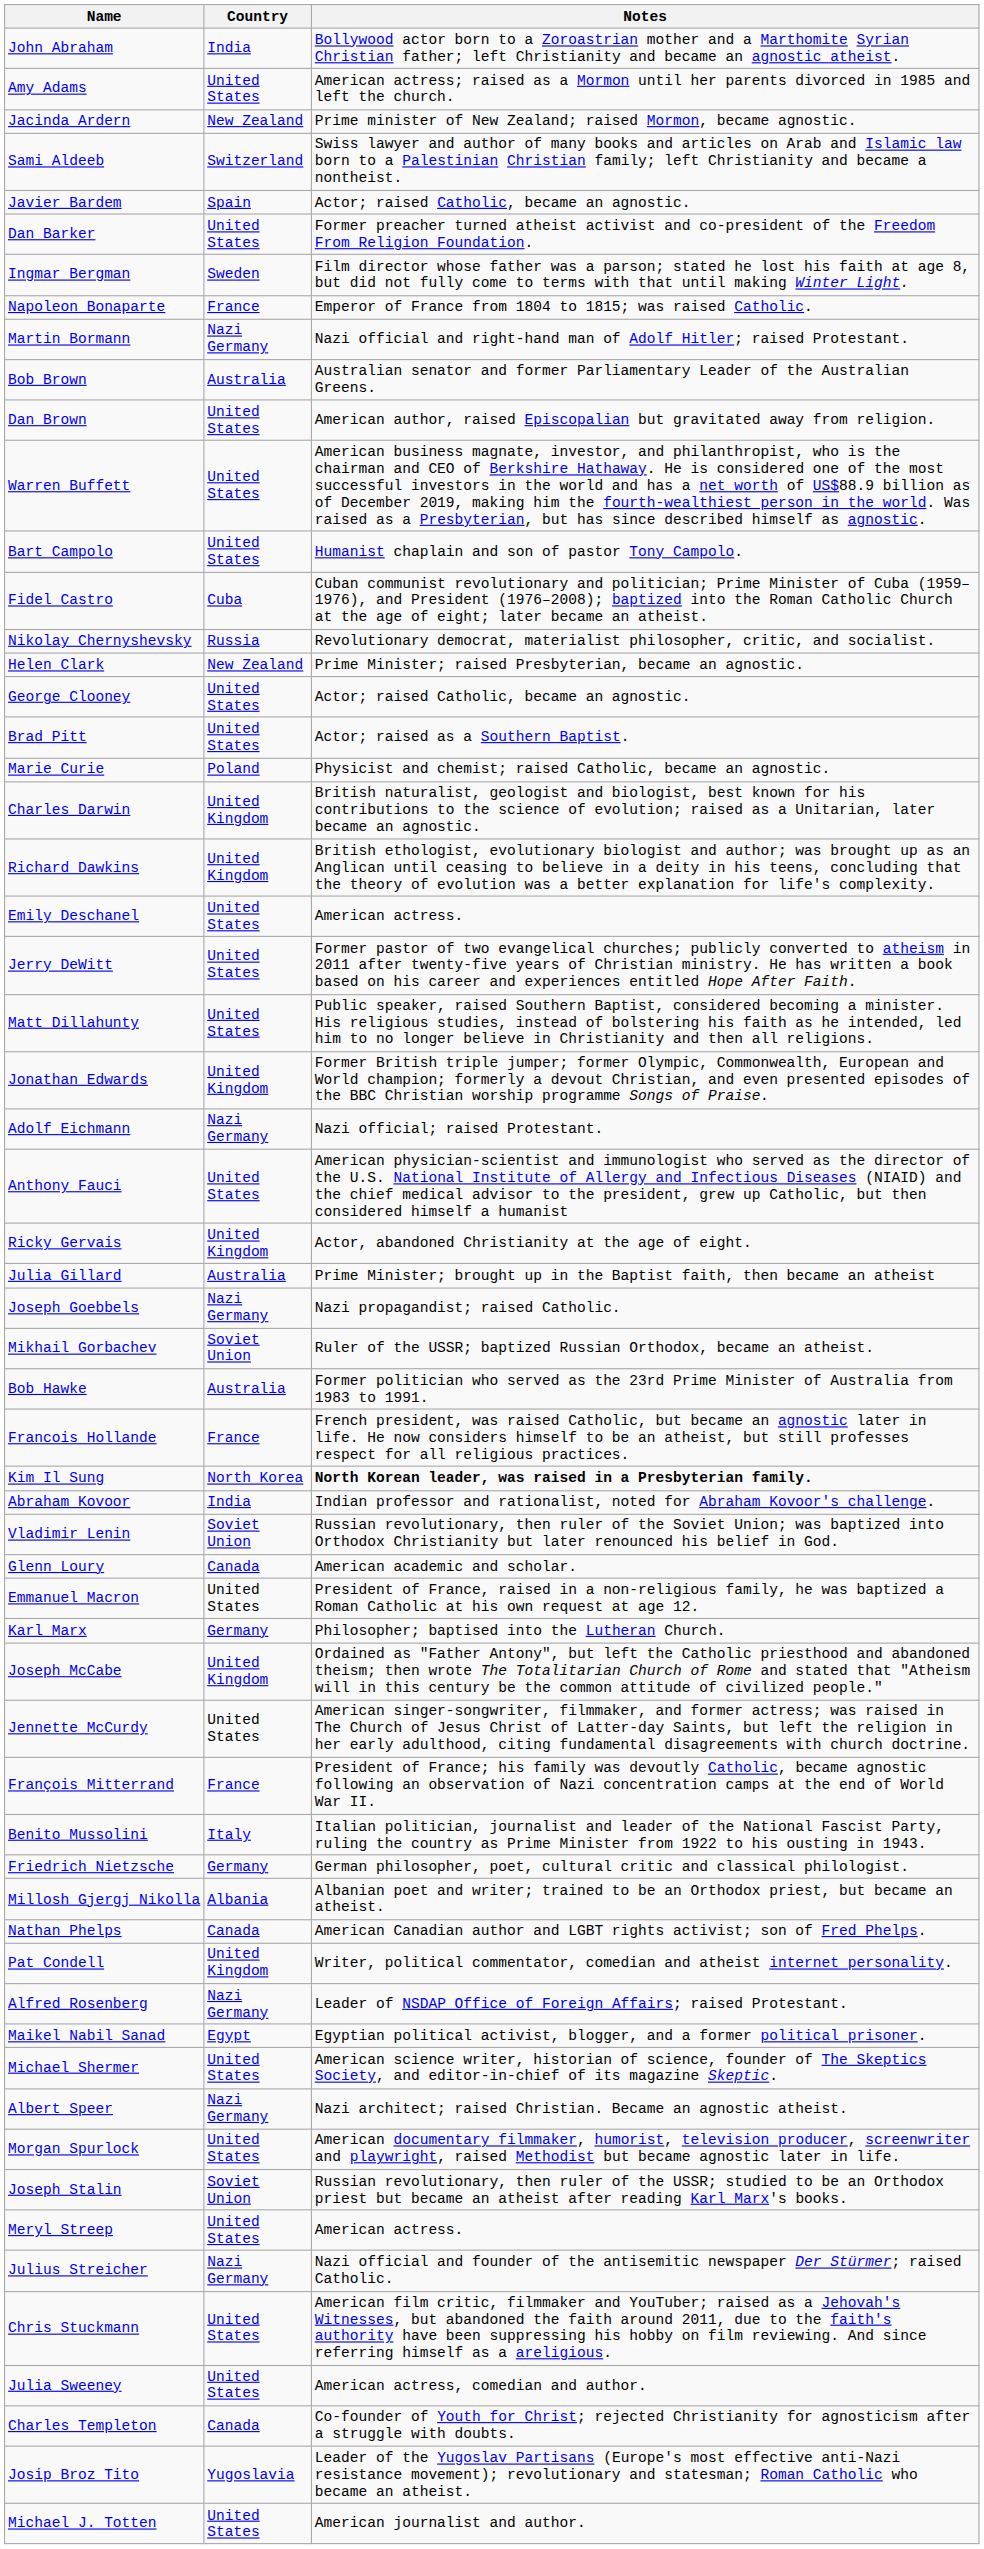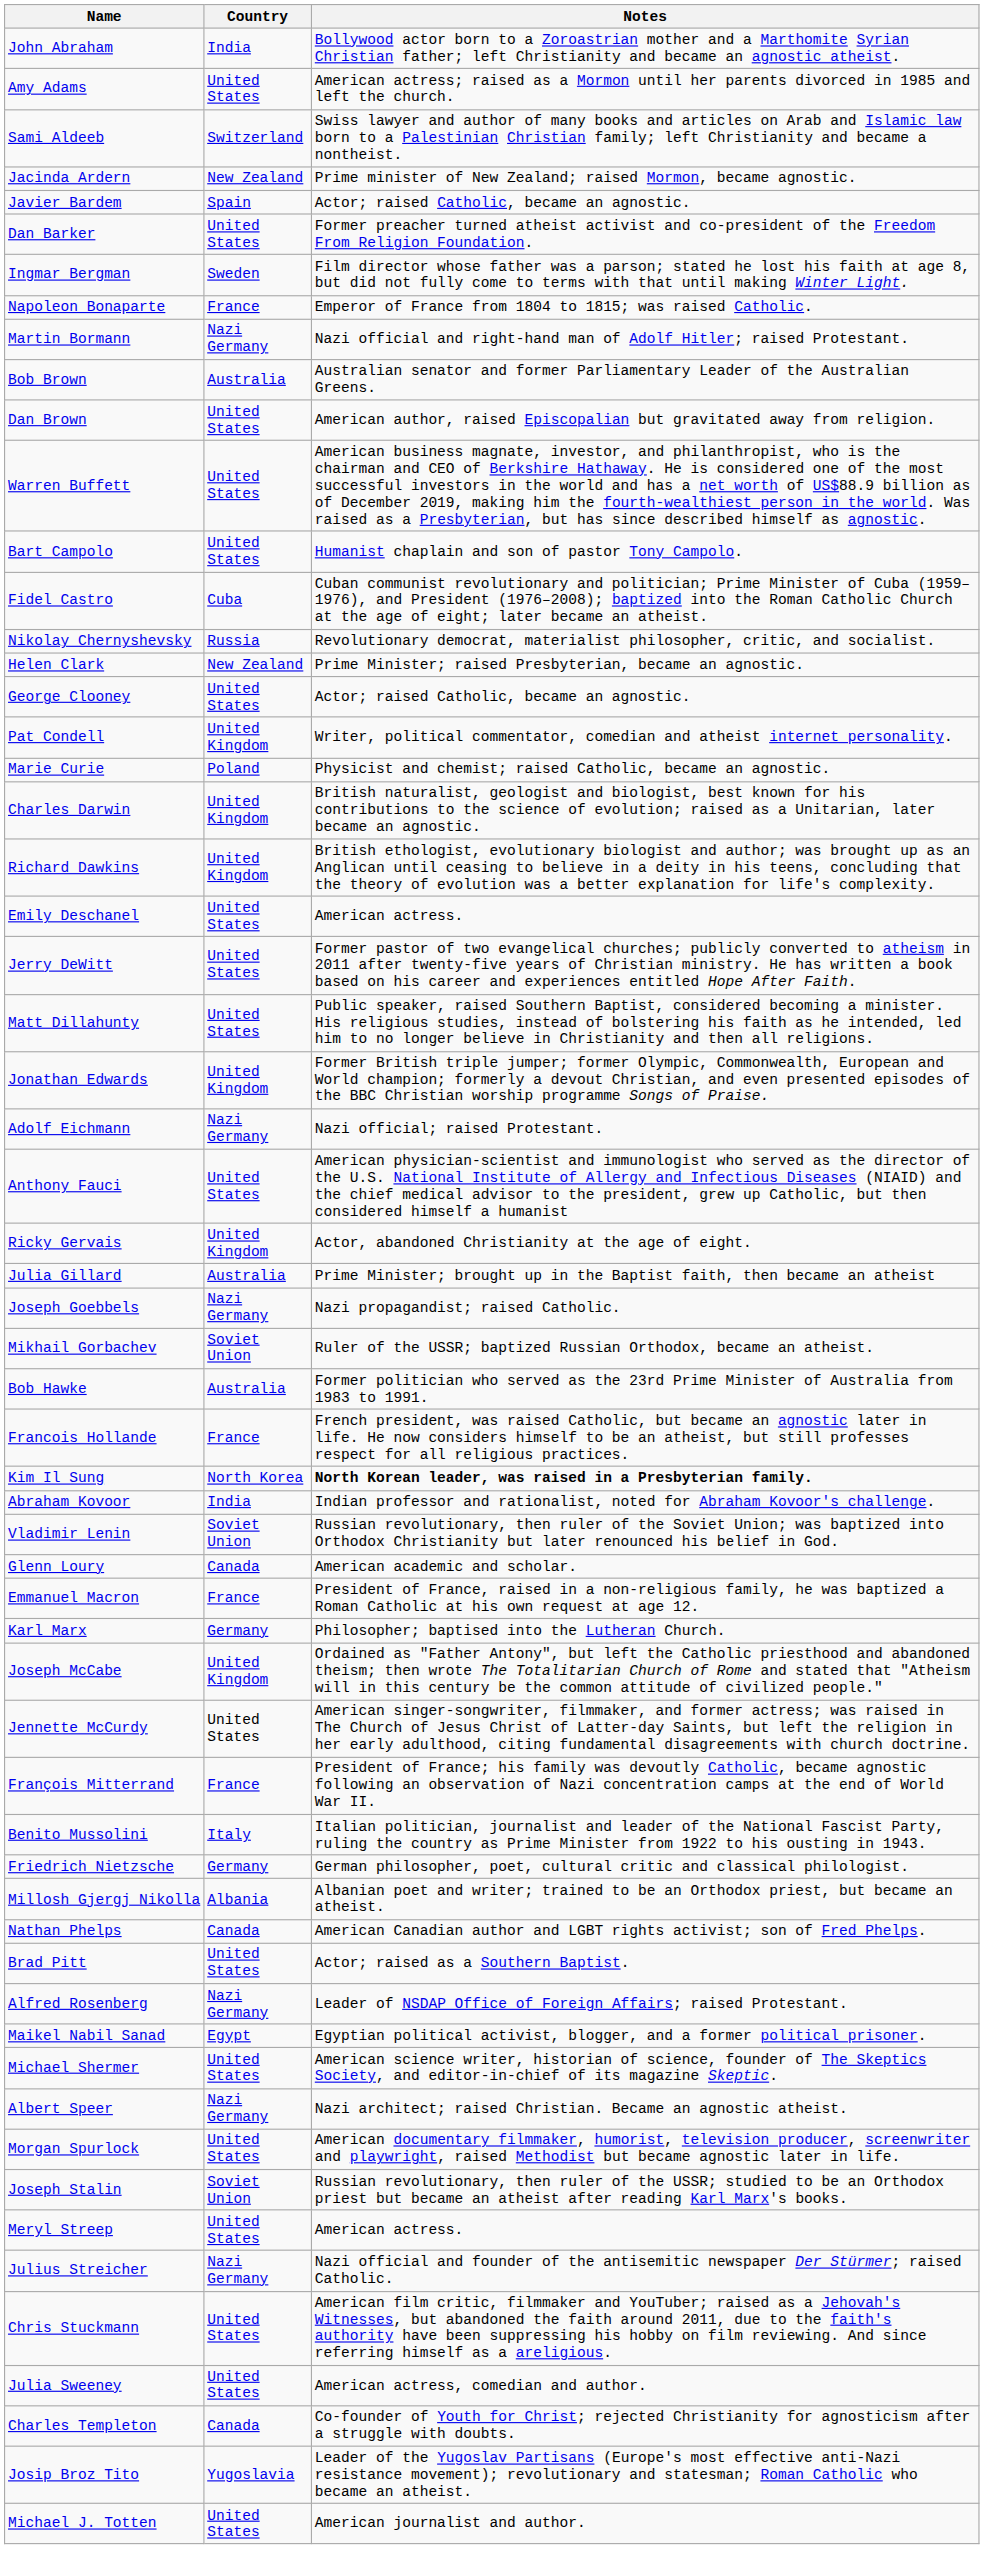rows swapped: (56, 162) <-> (69, 121)
rows swapped: (56, 1963) <-> (47, 738)
(233, 1599) United States -> (233, 1599) France
